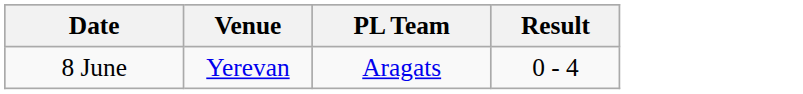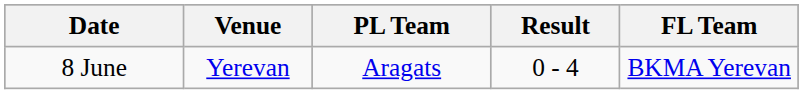+ column: (709, 25)
